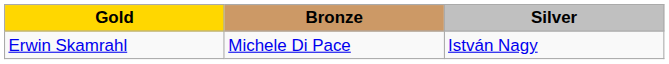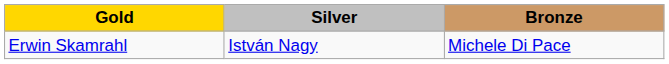columns swapped: (554, 17) <-> (334, 17)
